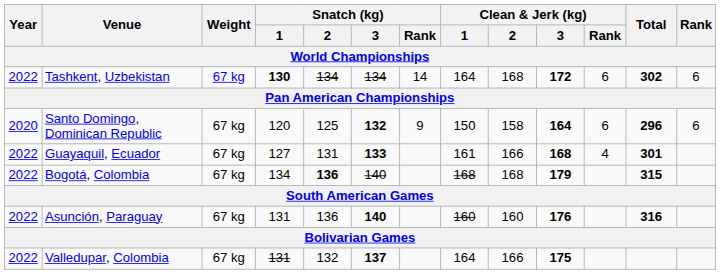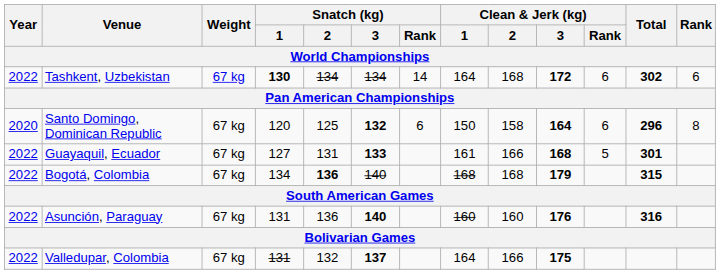(420, 126) 9 -> (420, 126) 6
(696, 126) 6 -> (696, 126) 8
(605, 154) 4 -> (605, 154) 5
